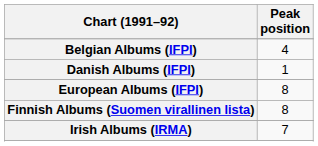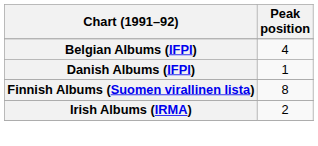- row: (131, 89)
(285, 130) 7 -> (285, 110) 2
